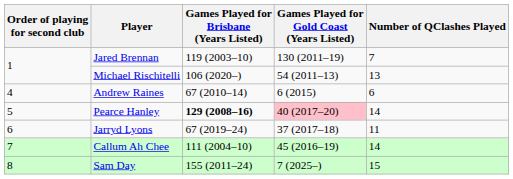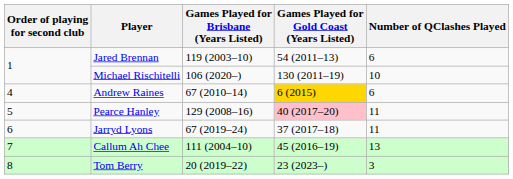(310, 57) 130 (2011–19) -> (308, 57) 54 (2011–13)
(372, 57) 7 -> (372, 57) 6
(308, 75) 54 (2011–13) -> (310, 75) 130 (2011–19)
(374, 75) 13 -> (374, 75) 10
(296, 93) no background -> (296, 93) gold background
(219, 111) bold -> (219, 111) normal
(374, 111) 14 -> (374, 111) 11
(374, 147) 14 -> (374, 147) 13
+ row: (118, 165)
- row: (114, 165)
